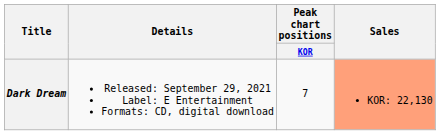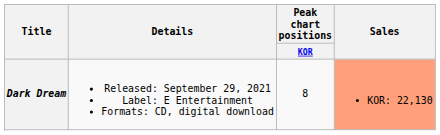(305, 94) 7 -> (305, 94) 8
